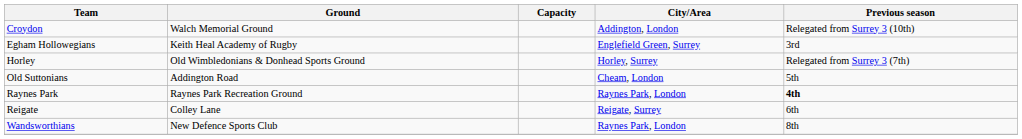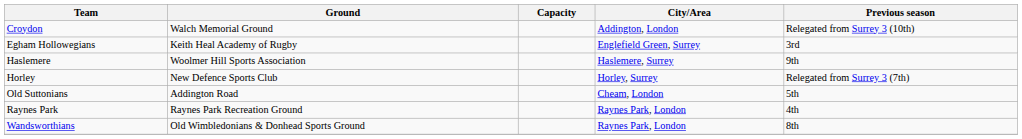+ row: (29, 61)
(268, 61) Old Wimbledonians & Donhead Sports Ground -> (224, 77) New Defence Sports Club
(793, 93) bold -> (792, 110) normal
- row: (22, 110)
(224, 126) New Defence Sports Club -> (268, 126) Old Wimbledonians & Donhead Sports Ground
